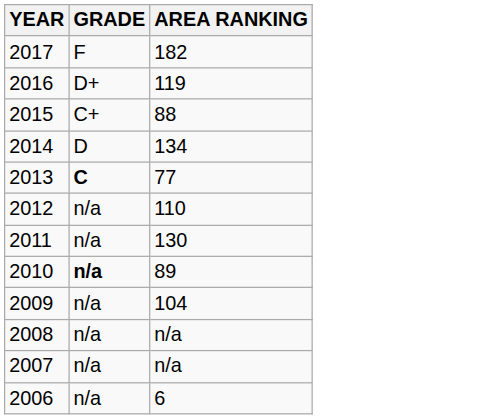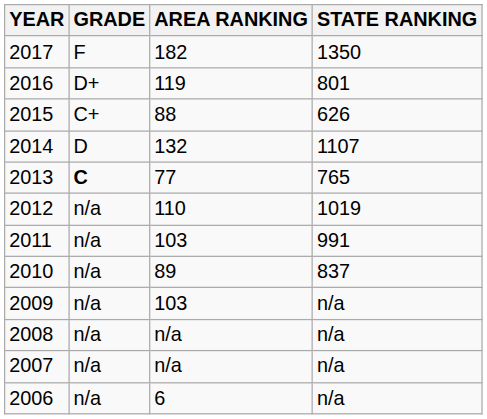+ column: (397, 20)
(171, 146) 134 -> (171, 146) 132
(171, 240) 130 -> (171, 240) 103
(88, 271) bold -> (87, 271) normal
(171, 303) 104 -> (171, 303) 103
